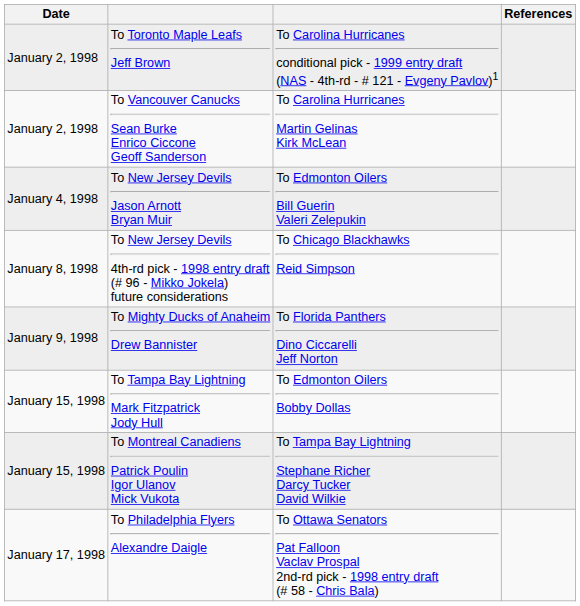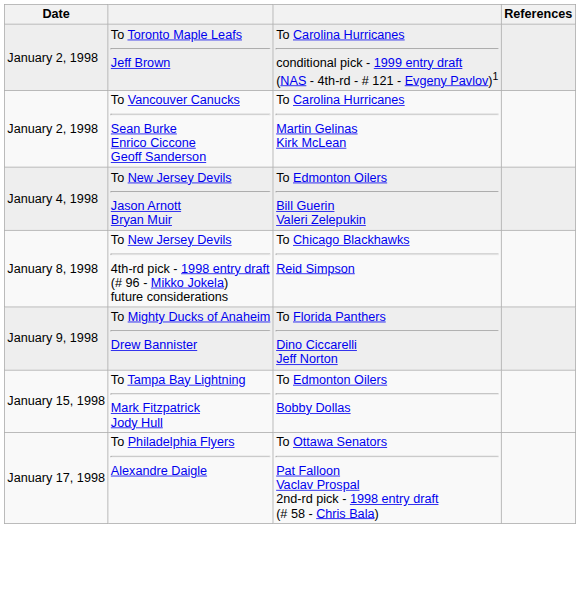- row: (191, 471)
